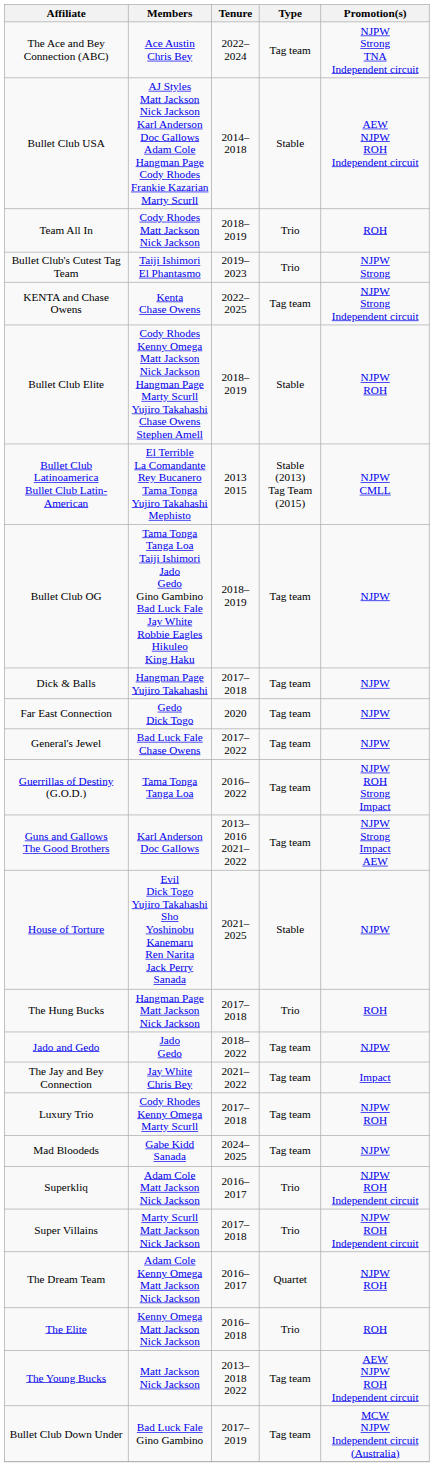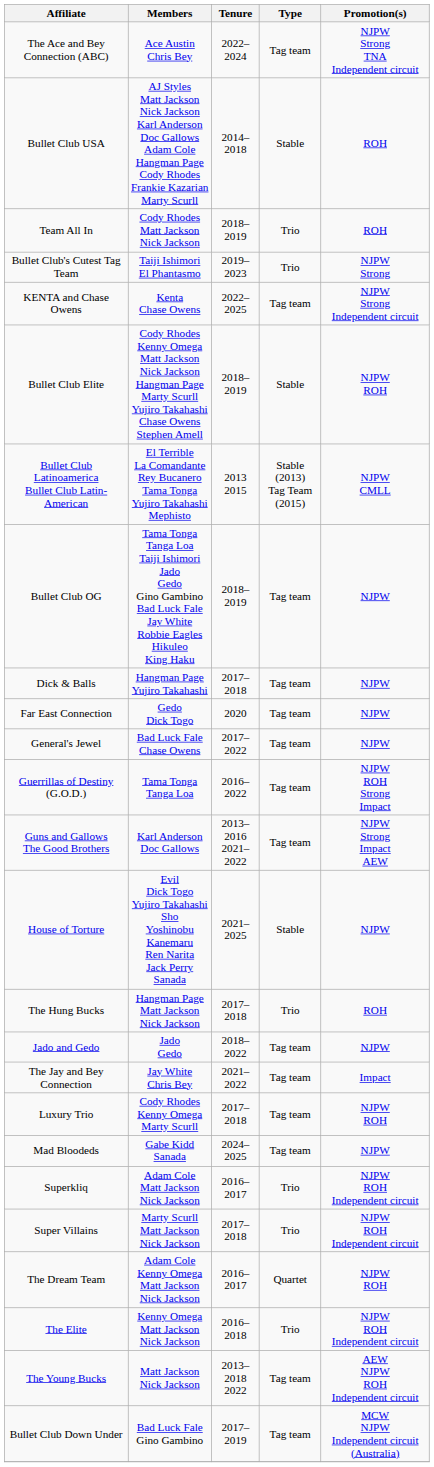(375, 143) AEW NJPW ROH Independent circuit -> (375, 143) ROH
(375, 1329) ROH -> (375, 1329) NJPW ROH Independent circuit
